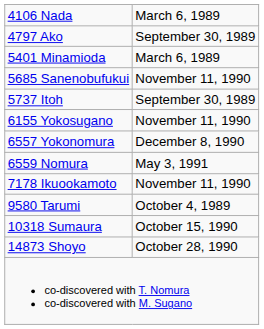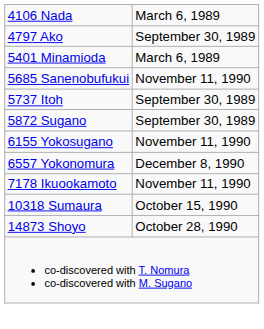+ row: (47, 121)
- row: (48, 163)
- row: (44, 205)
